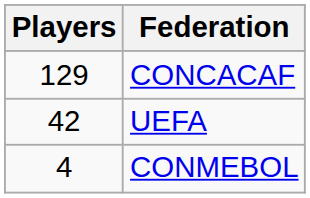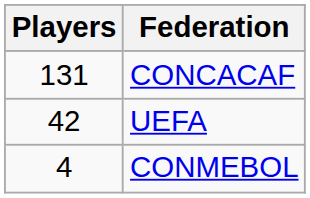(64, 74) 129 -> (64, 74) 131
